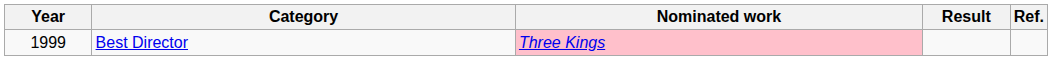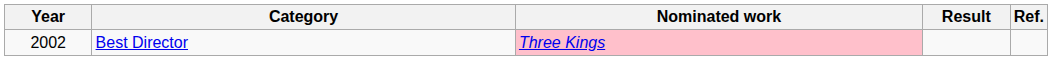(48, 42) 1999 -> (48, 42) 2002
